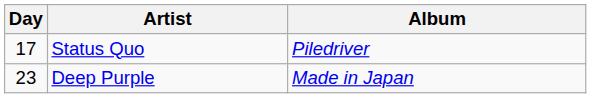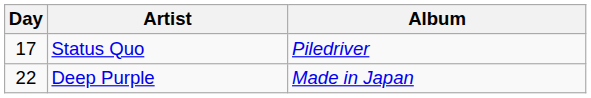(26, 78) 23 -> (26, 78) 22
